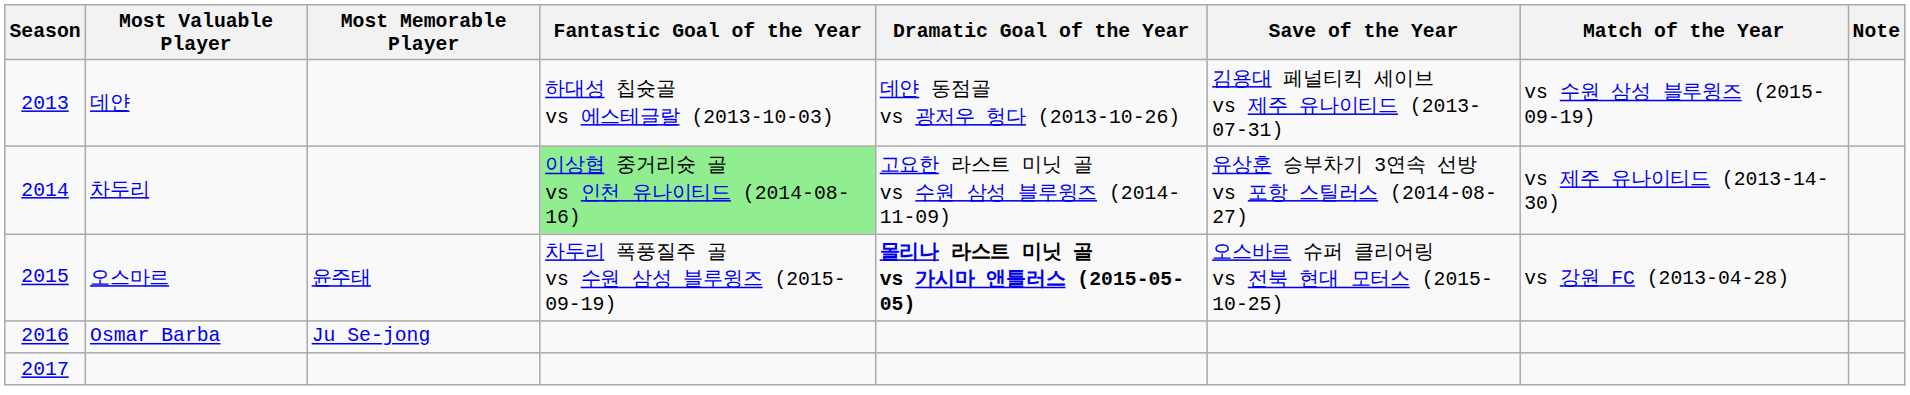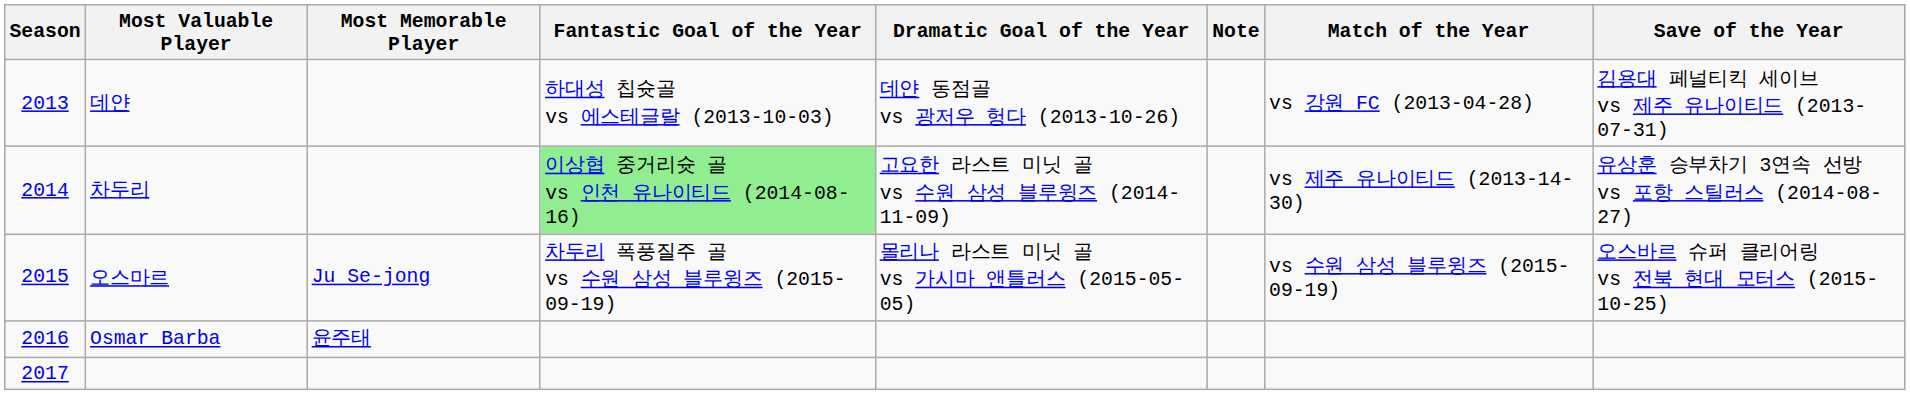columns swapped: (1363, 32) <-> (1876, 32)
(1674, 105) vs 수원 삼성 블루윙즈 (2015-09-19) -> (1401, 104) vs 강원 FC (2013-04-28)
(341, 278) 윤주태 -> (371, 277) Ju Se-jong
(1032, 279) bold -> (1032, 279) normal
(1657, 278) vs 강원 FC (2013-04-28) -> (1419, 279) vs 수원 삼성 블루윙즈 (2015-09-19)
(371, 337) Ju Se-jong -> (341, 340) 윤주태
